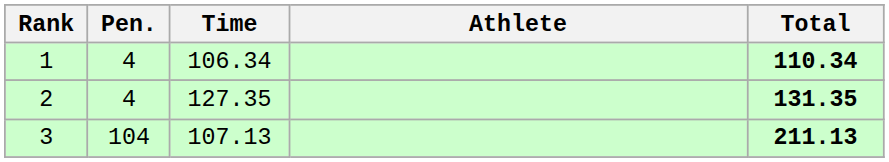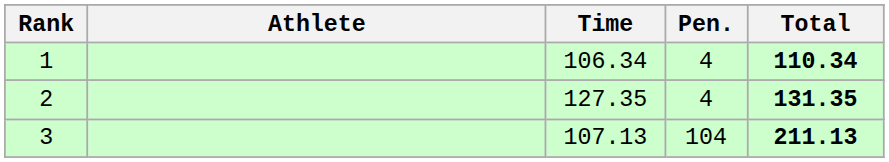columns swapped: (518, 24) <-> (129, 24)
